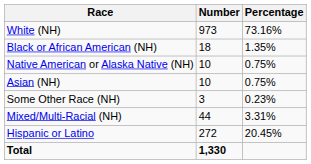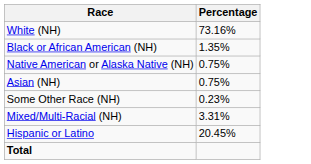- column: (219, 13)
